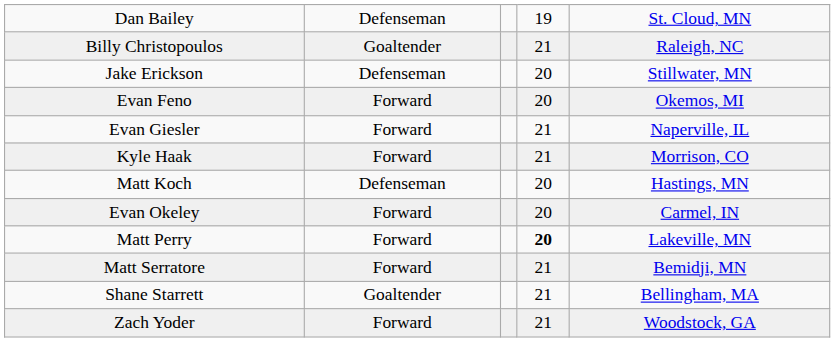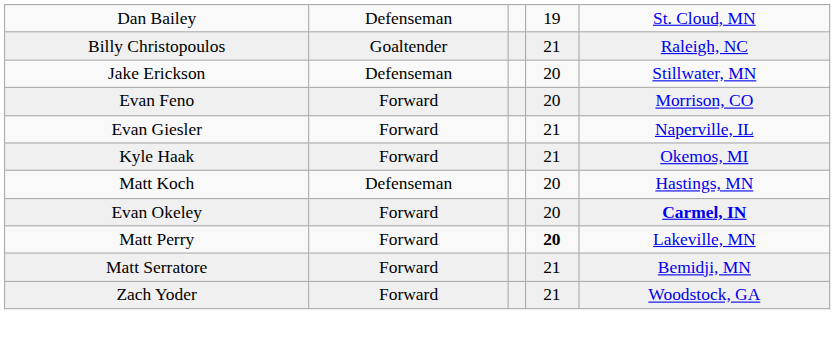(700, 101) Okemos, MI -> (704, 101) Morrison, CO
(700, 156) Morrison, CO -> (704, 156) Okemos, MI
(700, 211) normal -> (704, 211) bold
- row: (154, 294)
